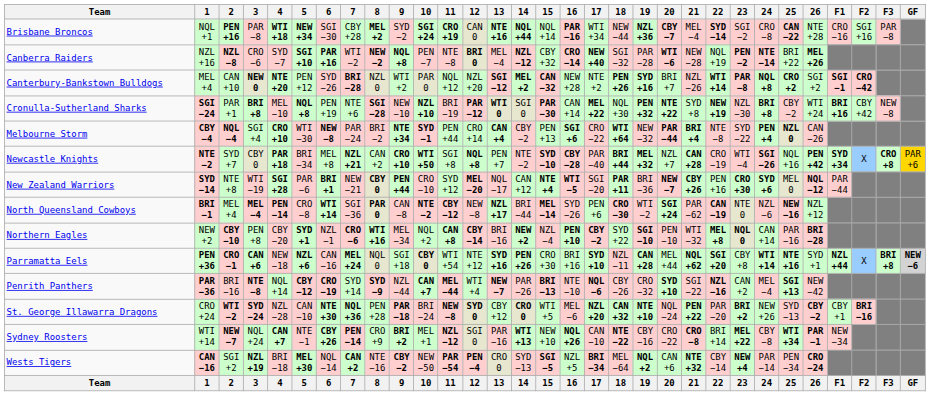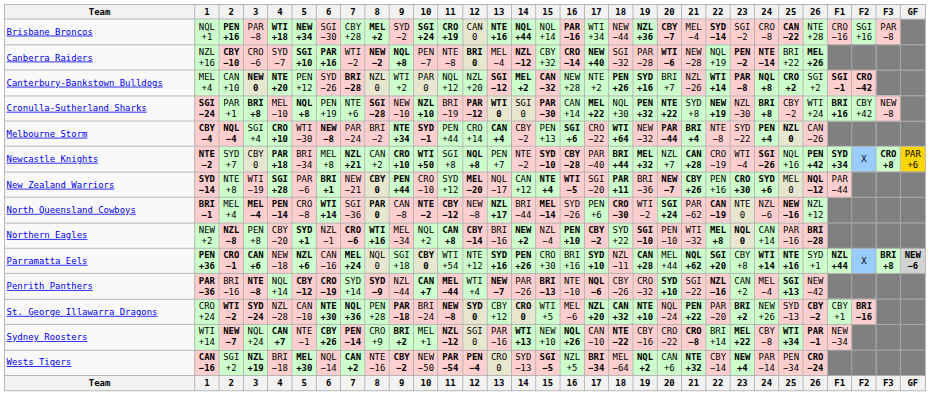(231, 58) NZL −8 -> (231, 58) CBY −10
(231, 236) CBY −10 -> (231, 236) NZL −8
